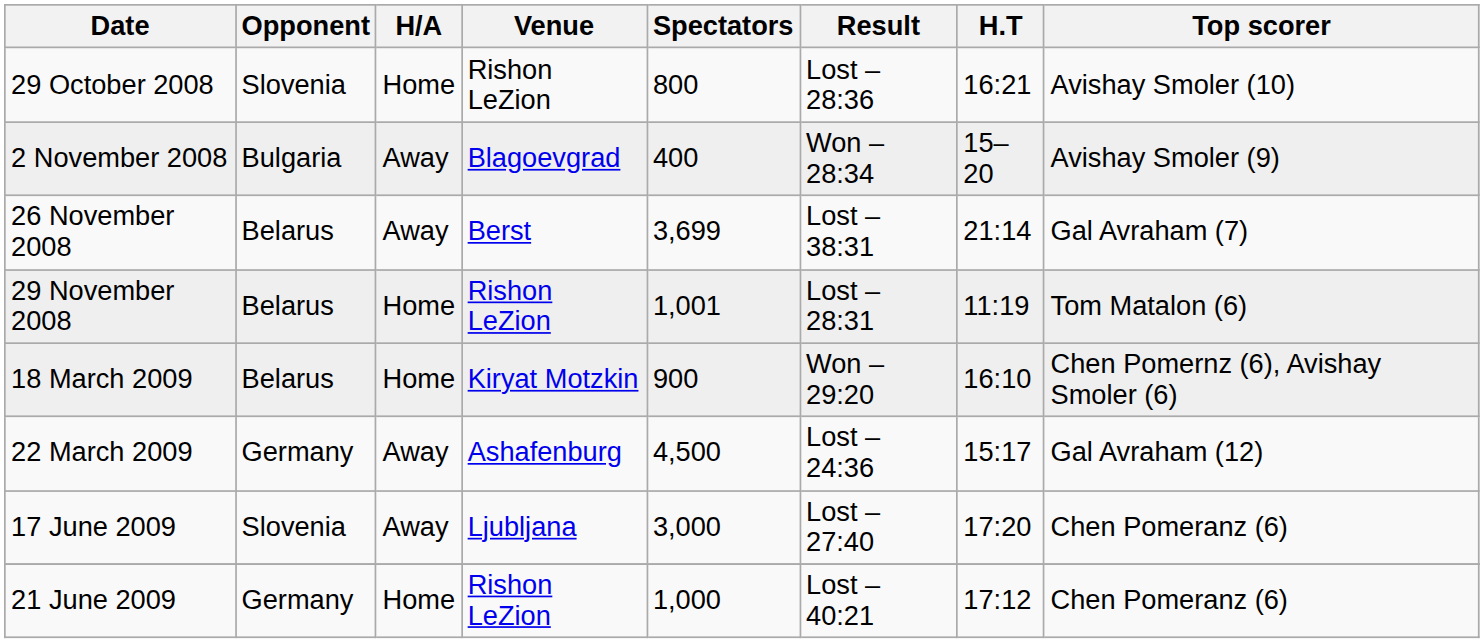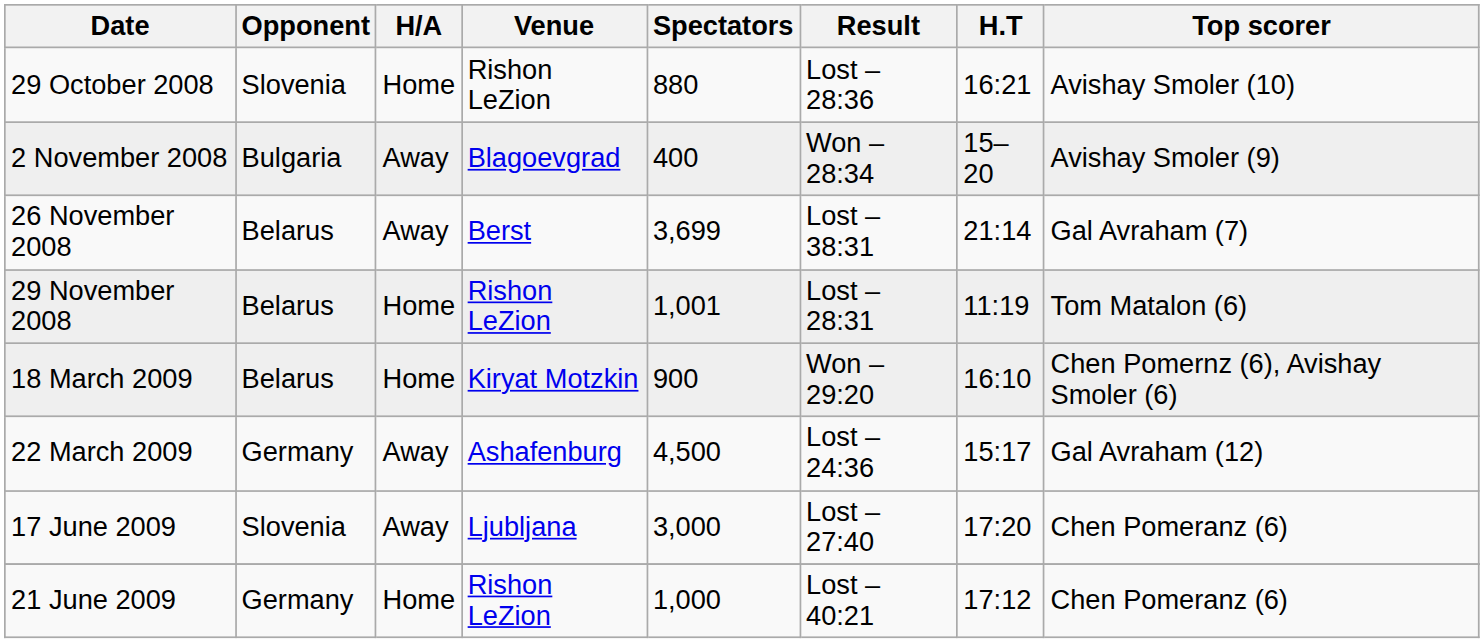(676, 84) 800 -> (676, 84) 880
